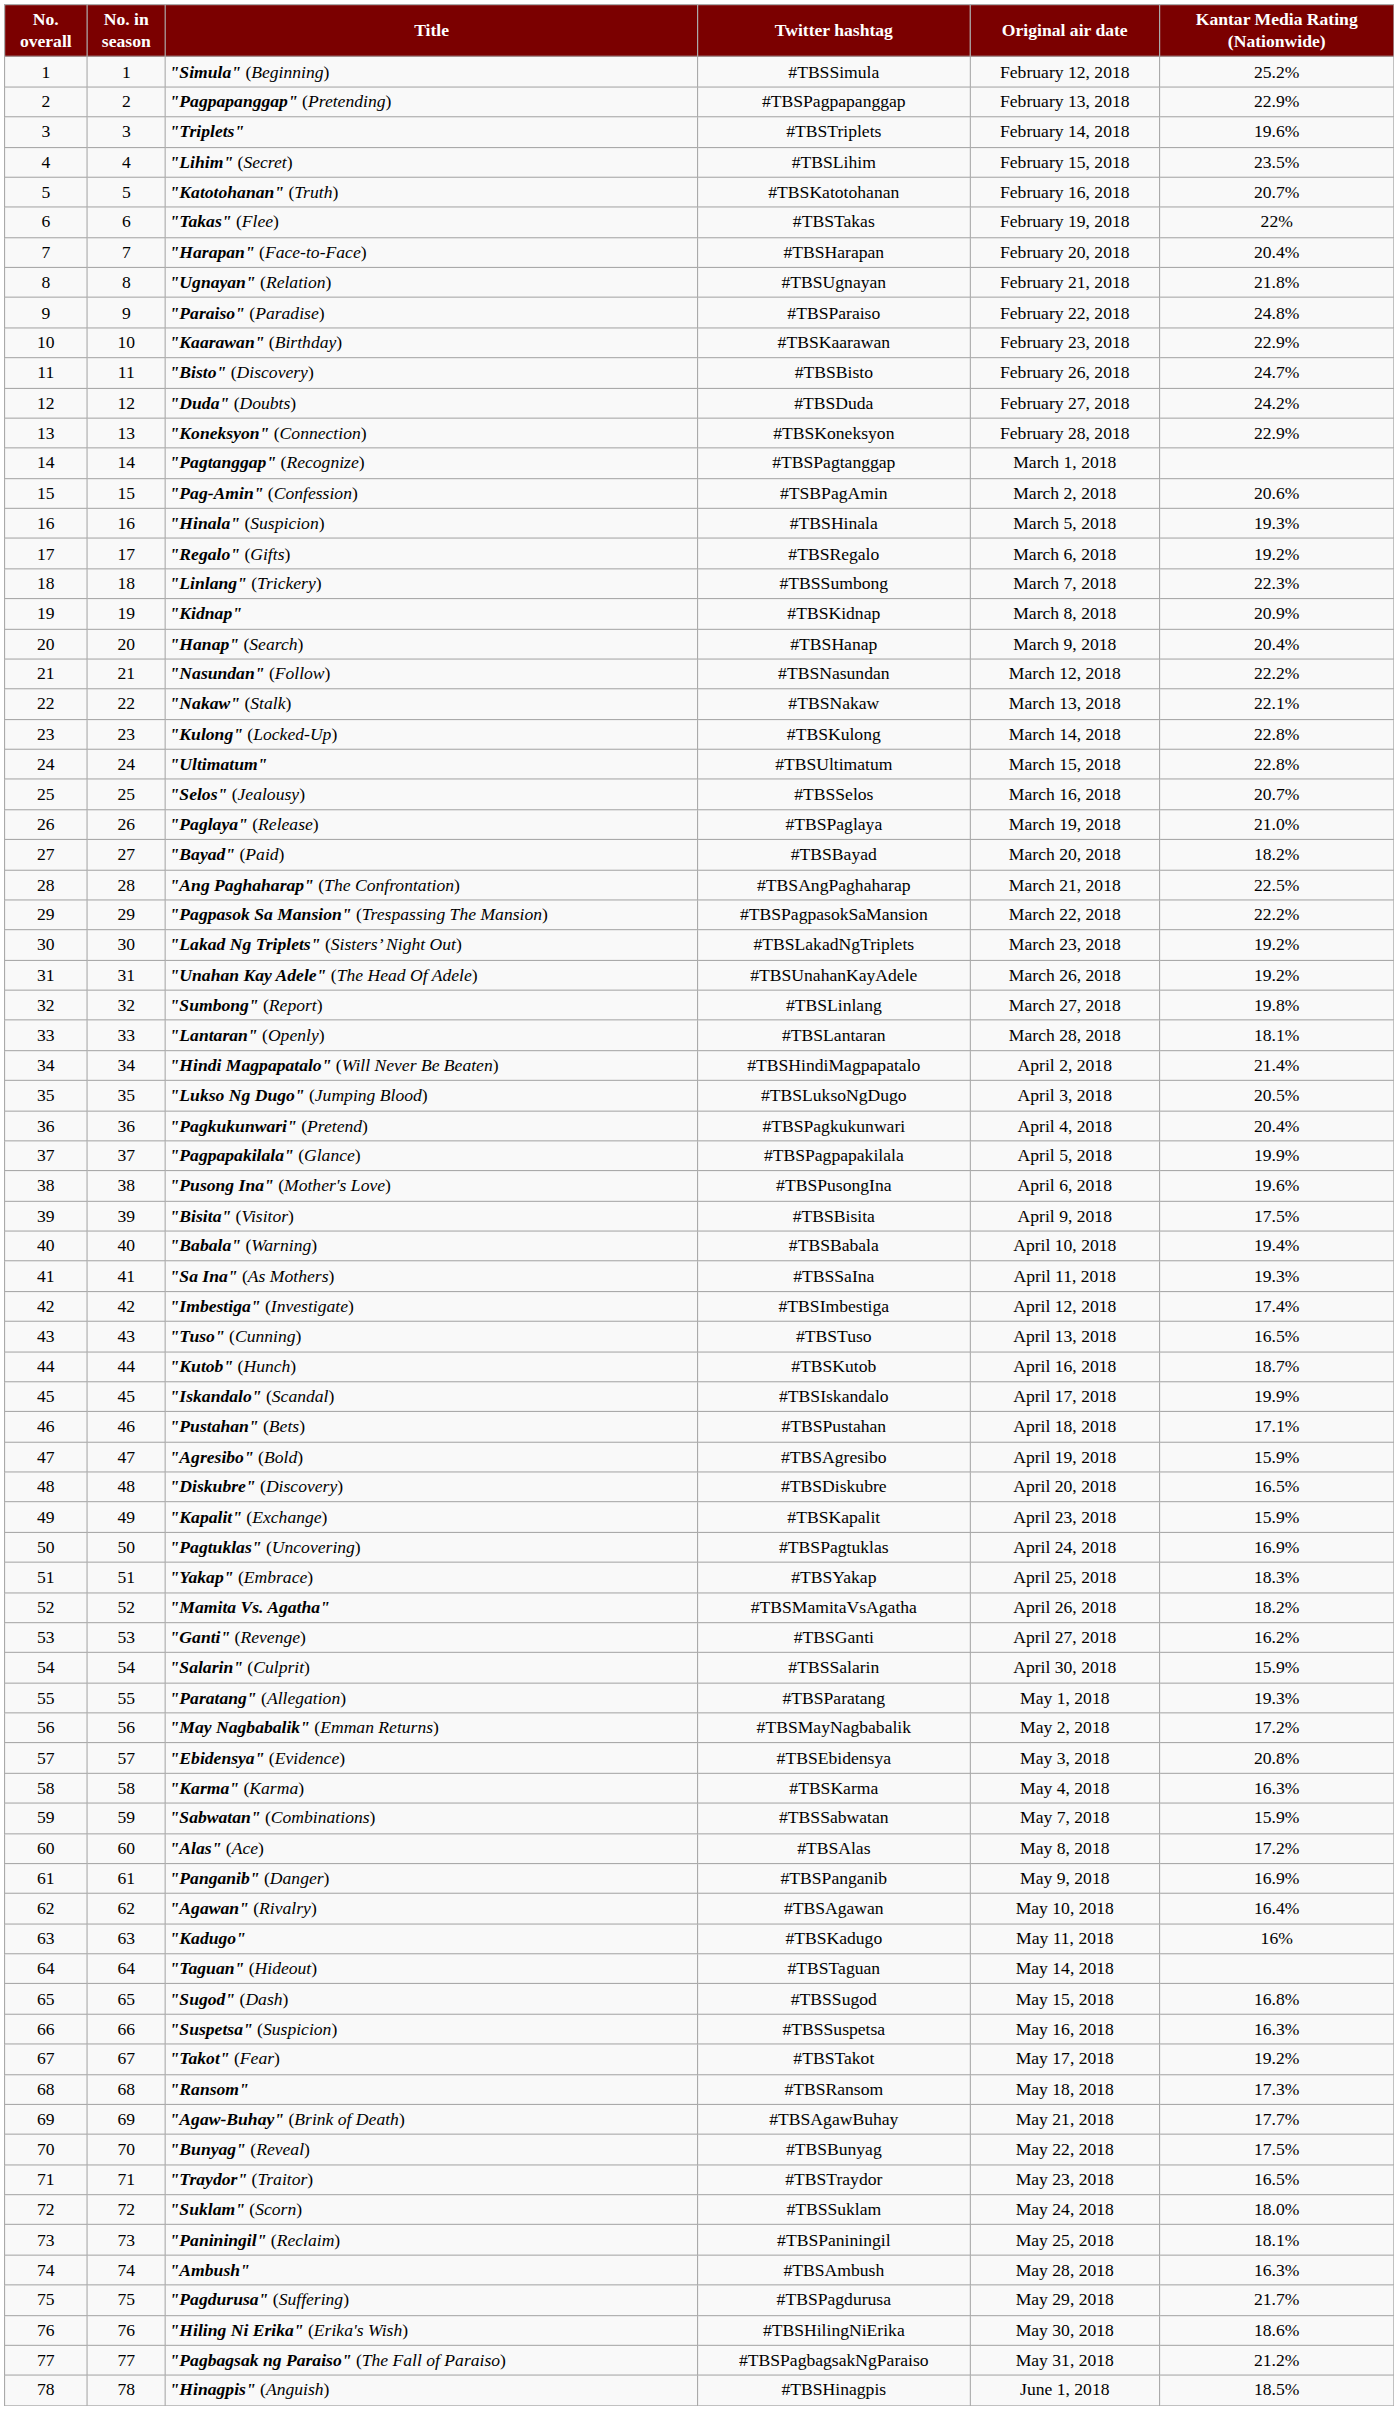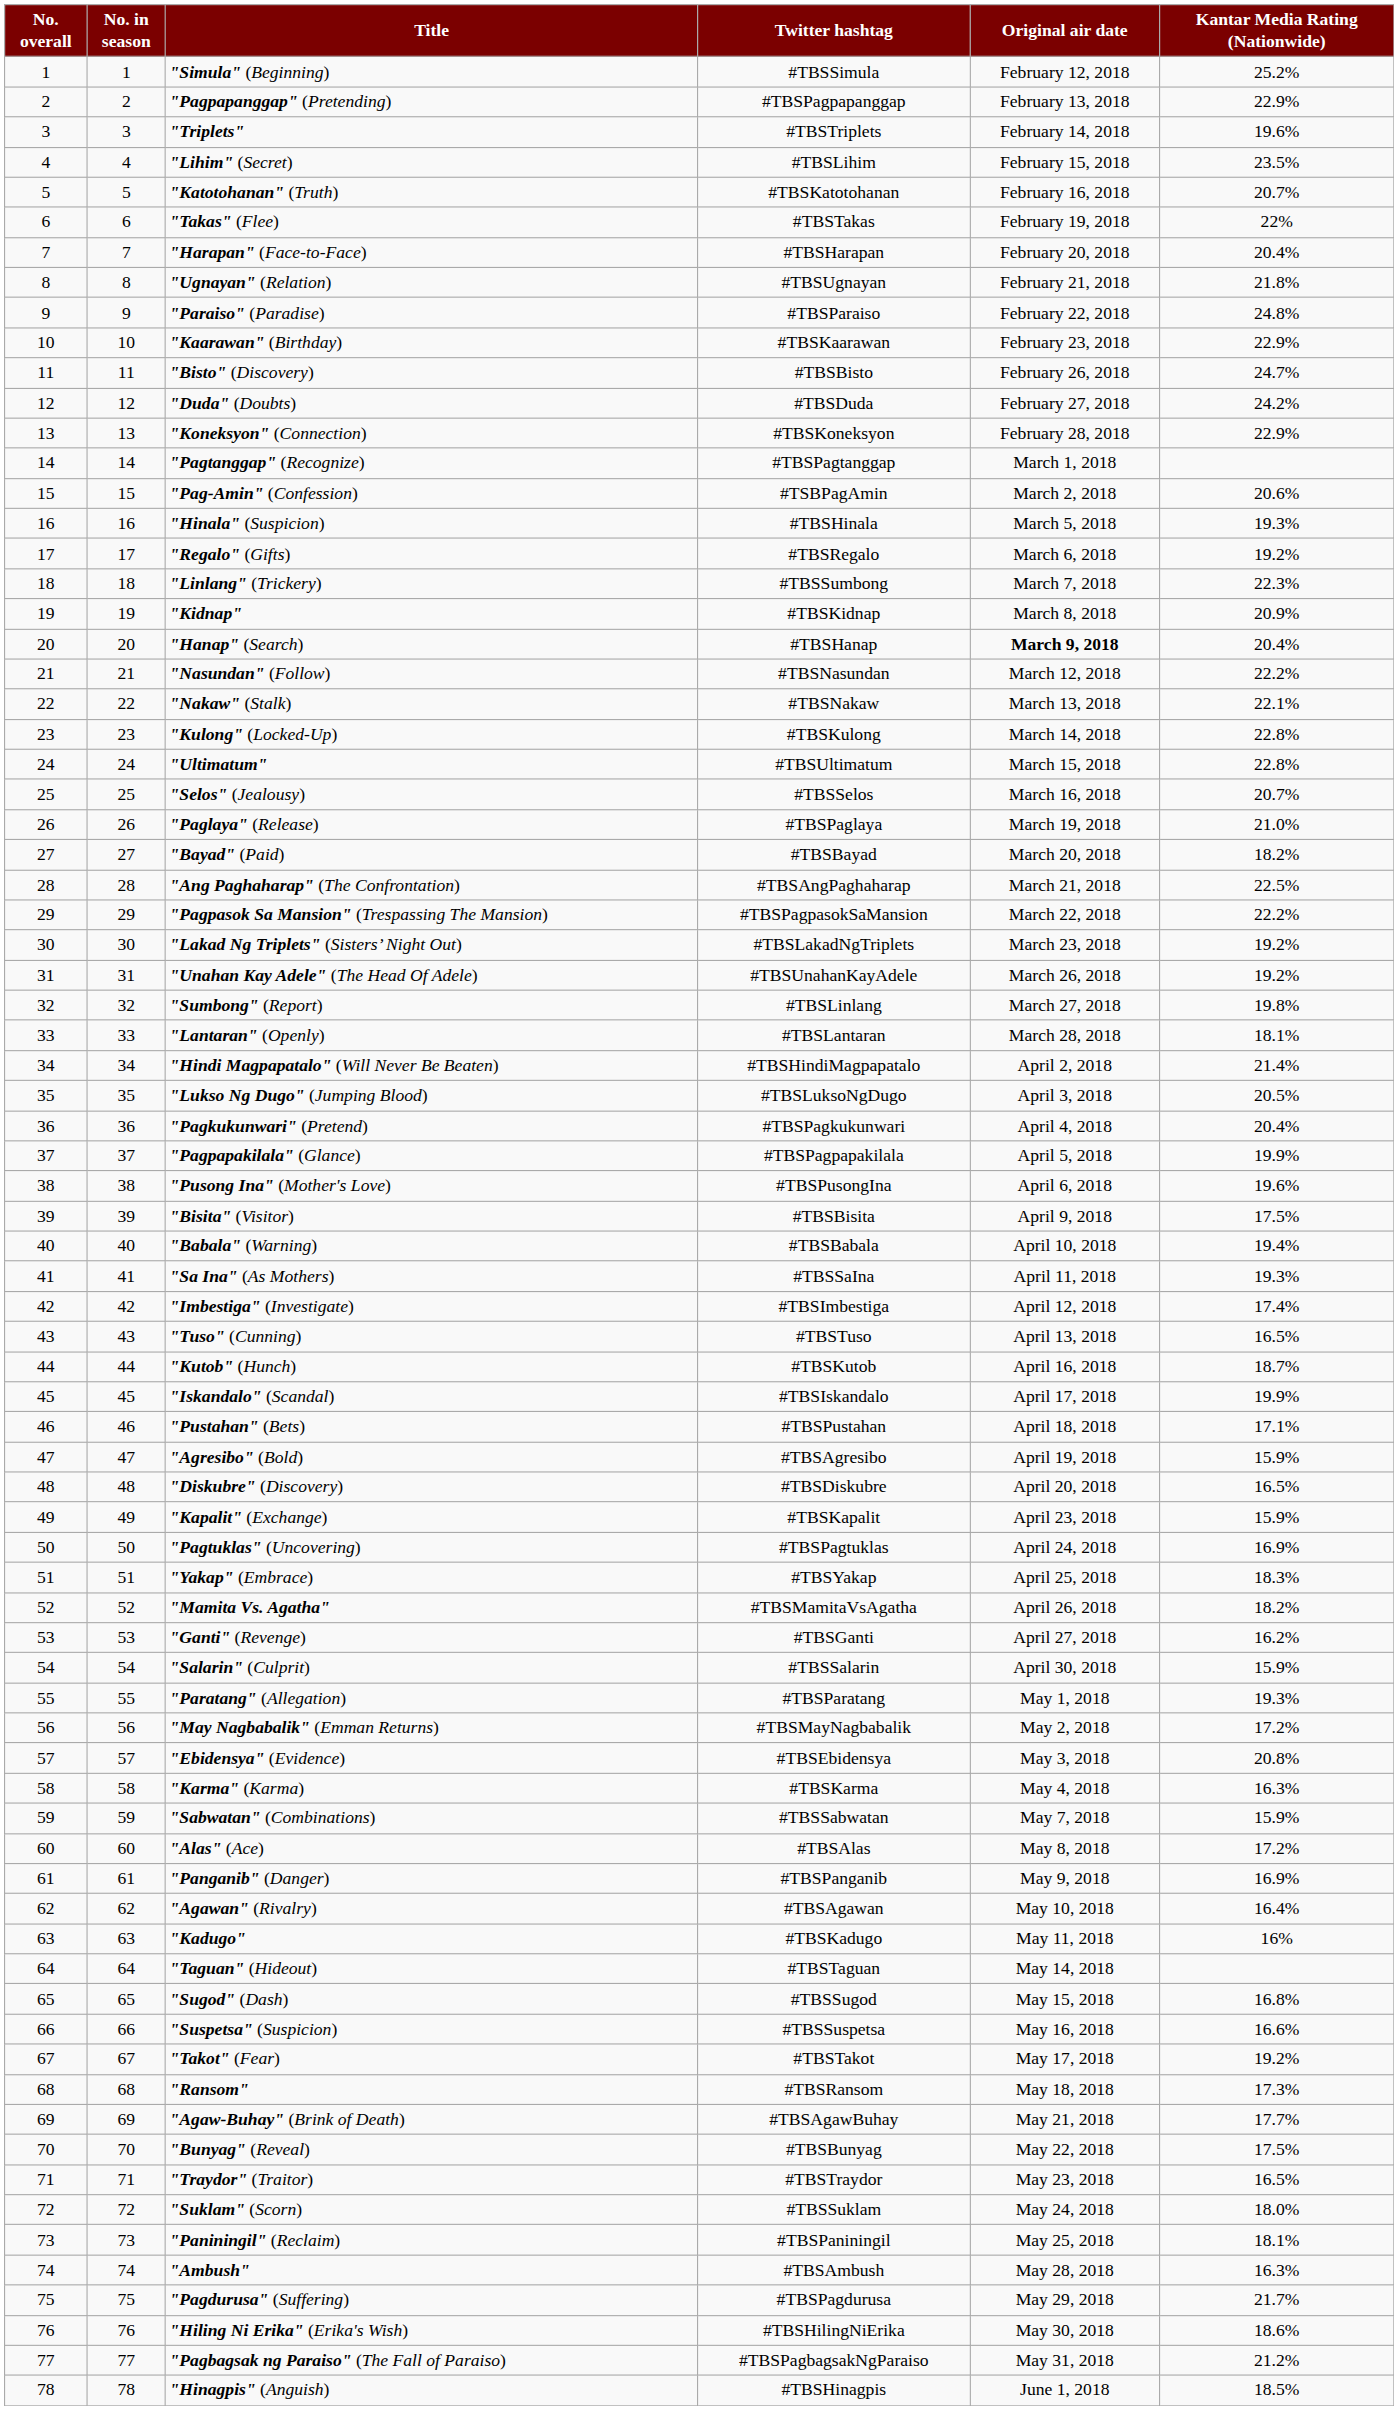(1065, 643) normal -> (1065, 643) bold
(1277, 2028) 16.3% -> (1277, 2028) 16.6%
